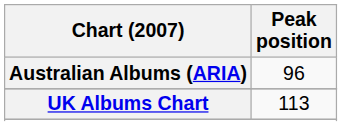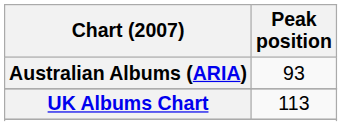(294, 72) 96 -> (294, 72) 93
